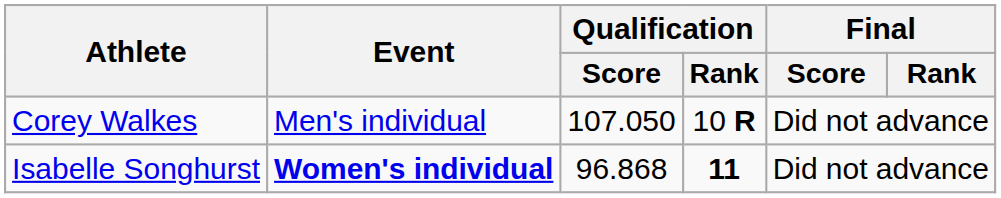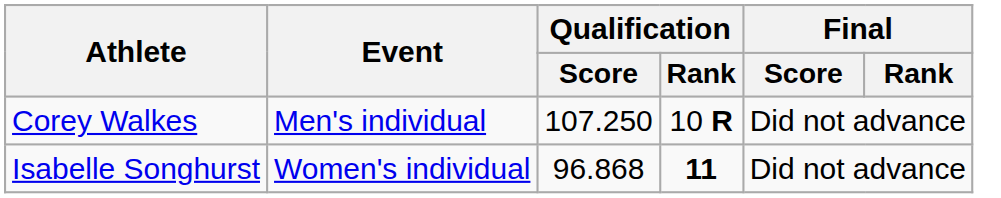(622, 121) 107.050 -> (599, 121) 107.250
(414, 168) bold -> (402, 168) normal
